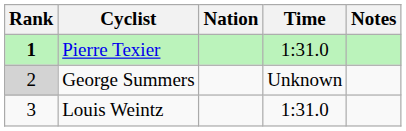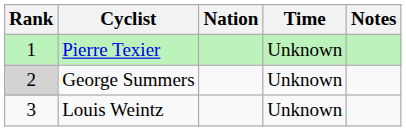(31, 49) bold -> (31, 49) normal
(305, 49) 1:31.0 -> (305, 49) Unknown
(305, 110) 1:31.0 -> (305, 110) Unknown
